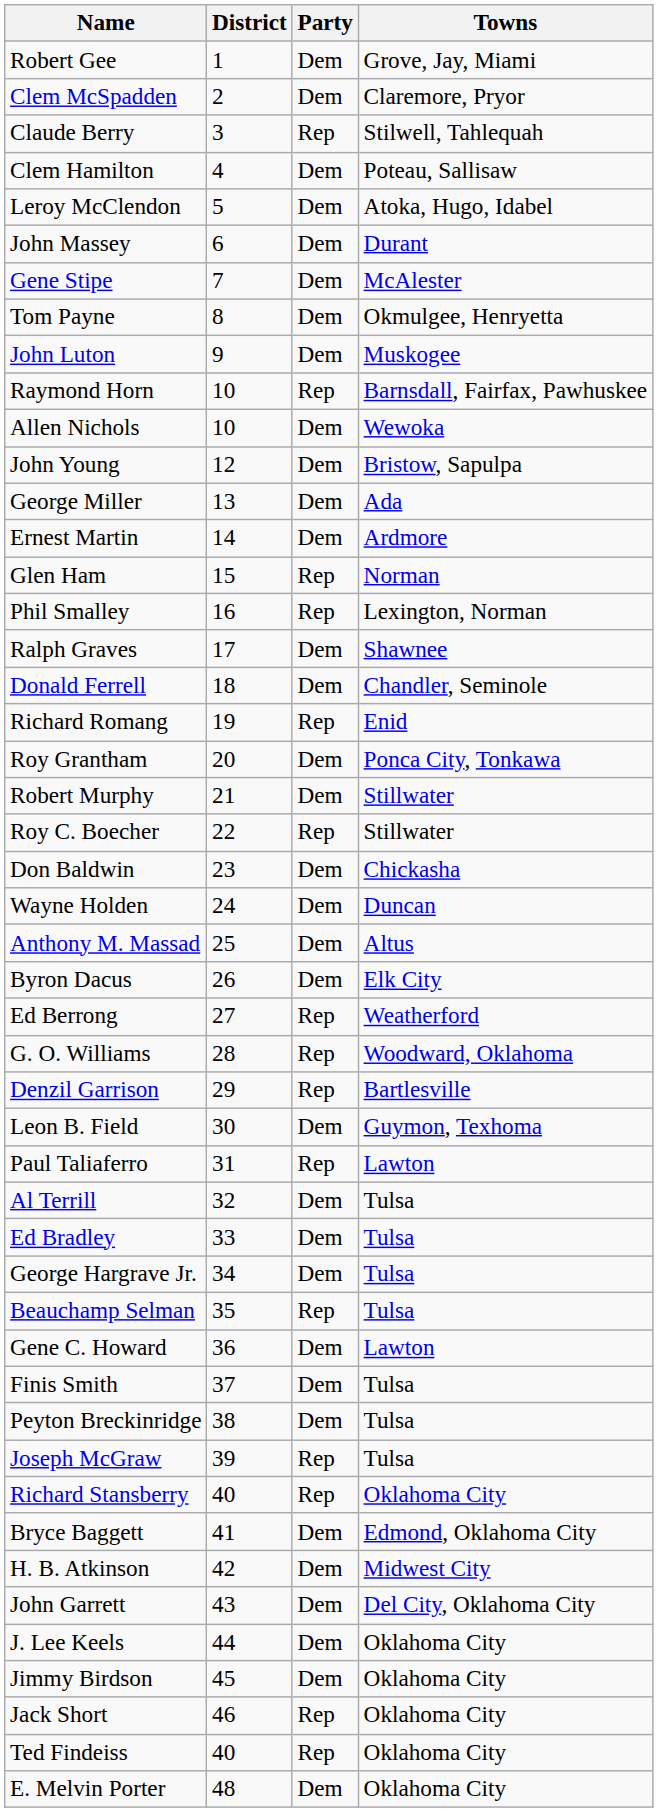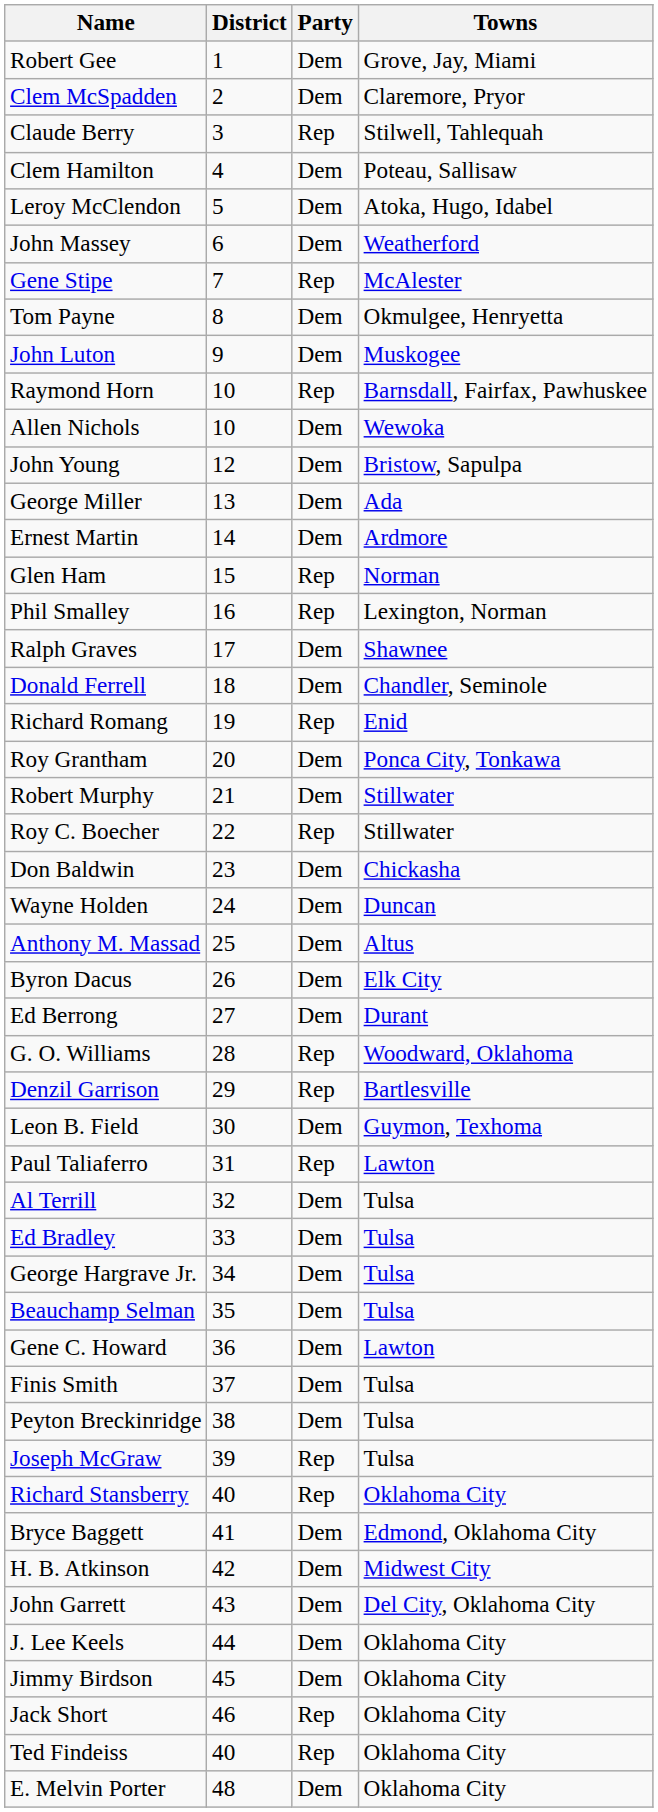(396, 243) Durant -> (421, 243) Weatherford
(320, 280) Dem -> (316, 280) Rep
(316, 1016) Rep -> (320, 1016) Dem
(421, 1016) Weatherford -> (396, 1016) Durant
(316, 1310) Rep -> (320, 1310) Dem
